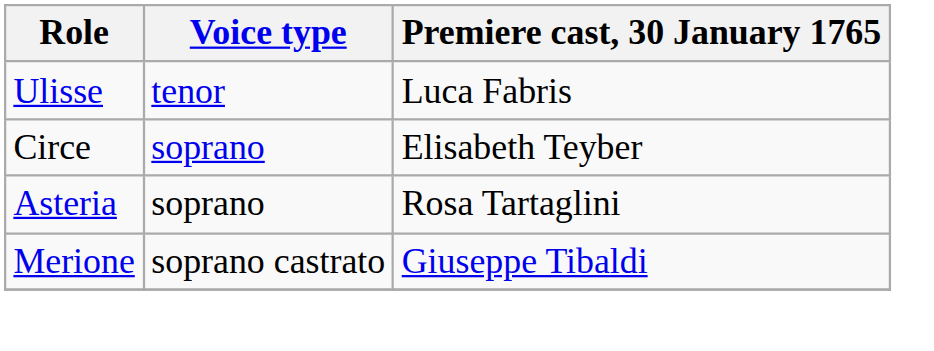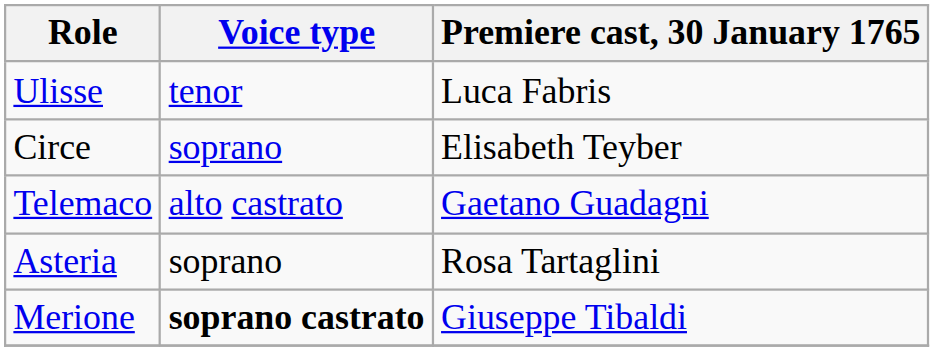+ row: (83, 203)
(268, 260) normal -> (297, 317) bold
